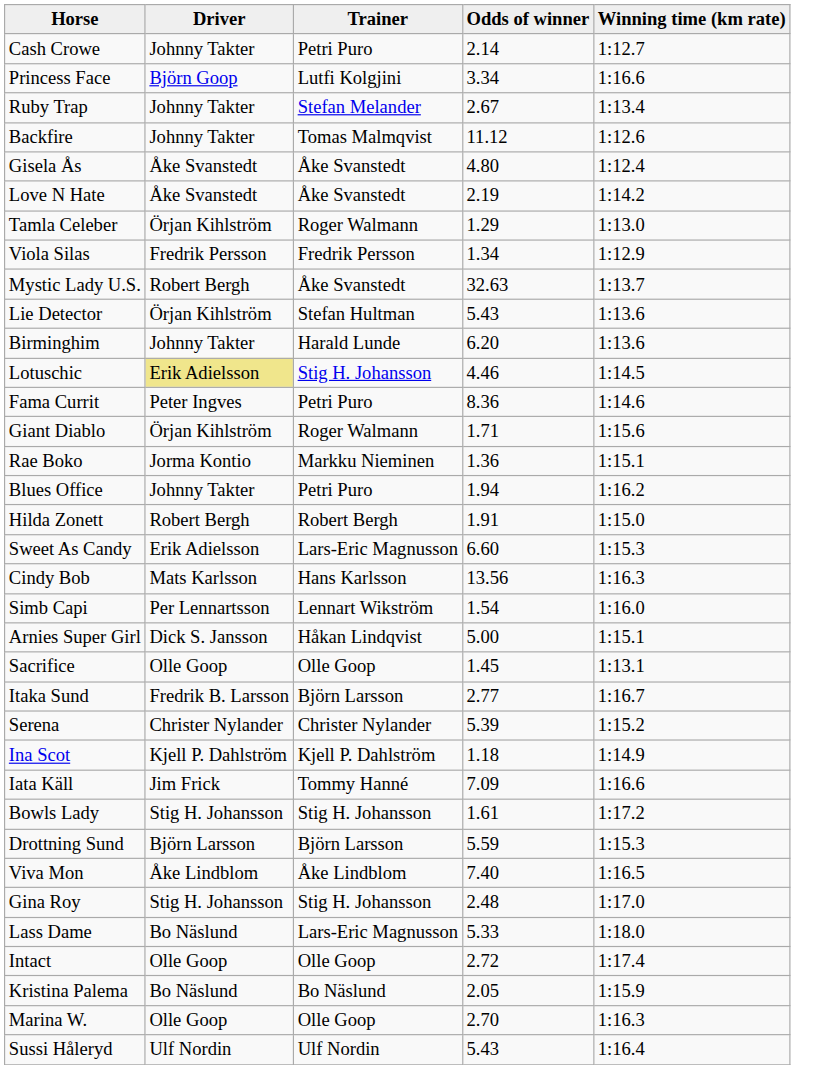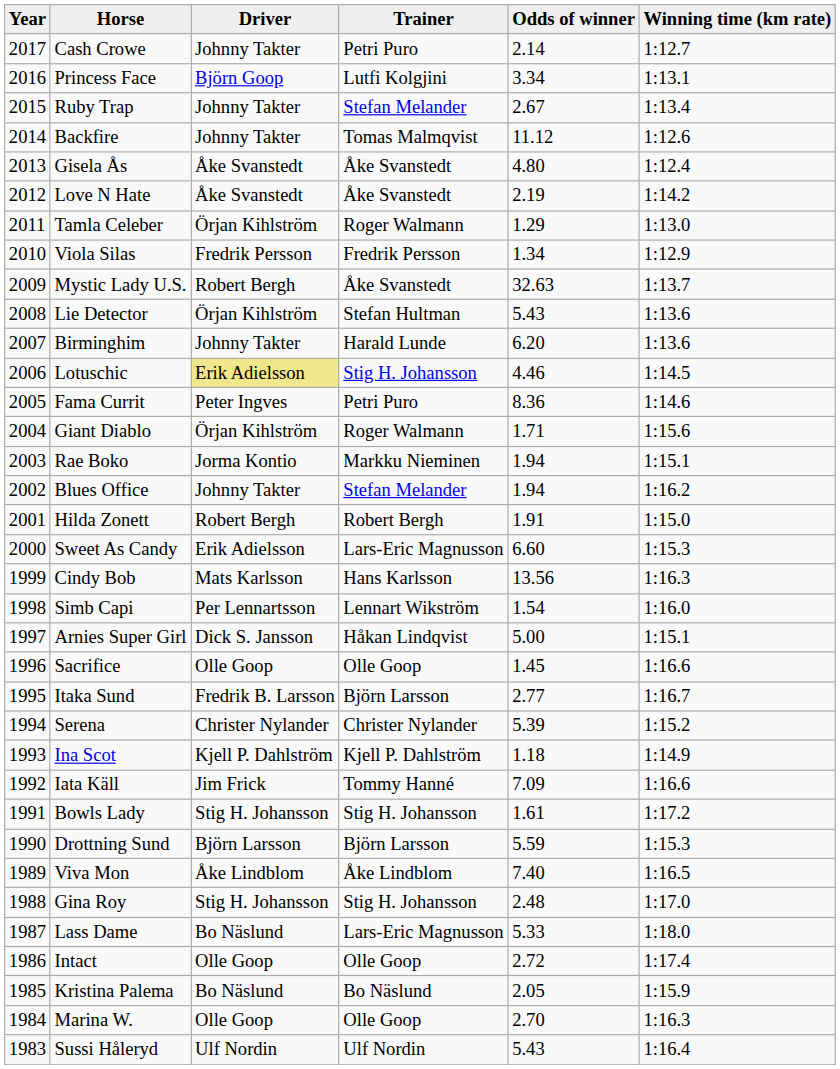+ column: (27, 19)
(621, 78) 1:16.6 -> (667, 78) 1:13.1
(483, 460) 1.36 -> (528, 460) 1.94
(335, 490) Petri Puro -> (405, 490) Stefan Melander
(621, 666) 1:13.1 -> (667, 666) 1:16.6
